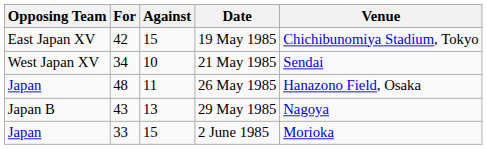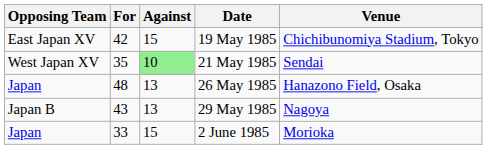(121, 62) 34 -> (121, 62) 35
(150, 62) no background -> (150, 62) lightgreen background
(150, 86) 11 -> (150, 86) 13
